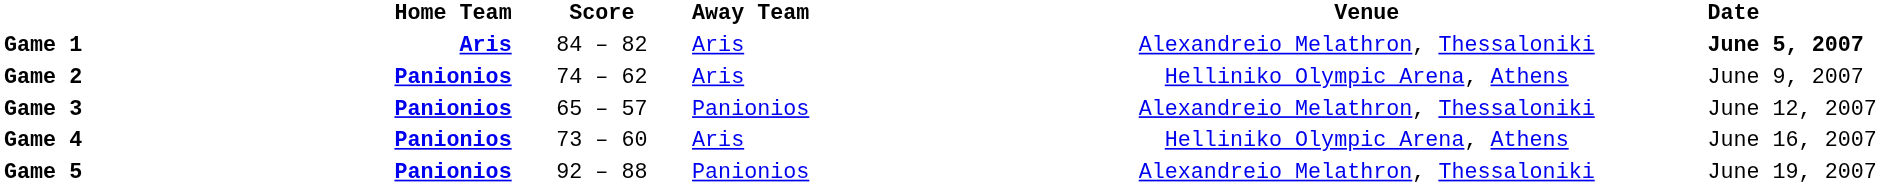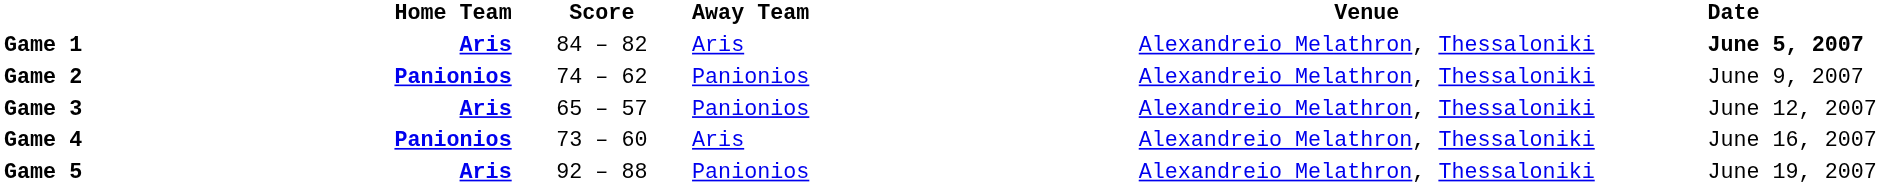(718, 77) Aris -> (751, 77) Panionios
(1367, 77) Helliniko Olympic Arena, Athens -> (1367, 77) Alexandreio Melathron, Thessaloniki
(453, 109) Panionios -> (486, 109) Aris
(1367, 140) Helliniko Olympic Arena, Athens -> (1367, 140) Alexandreio Melathron, Thessaloniki
(453, 172) Panionios -> (486, 172) Aris
